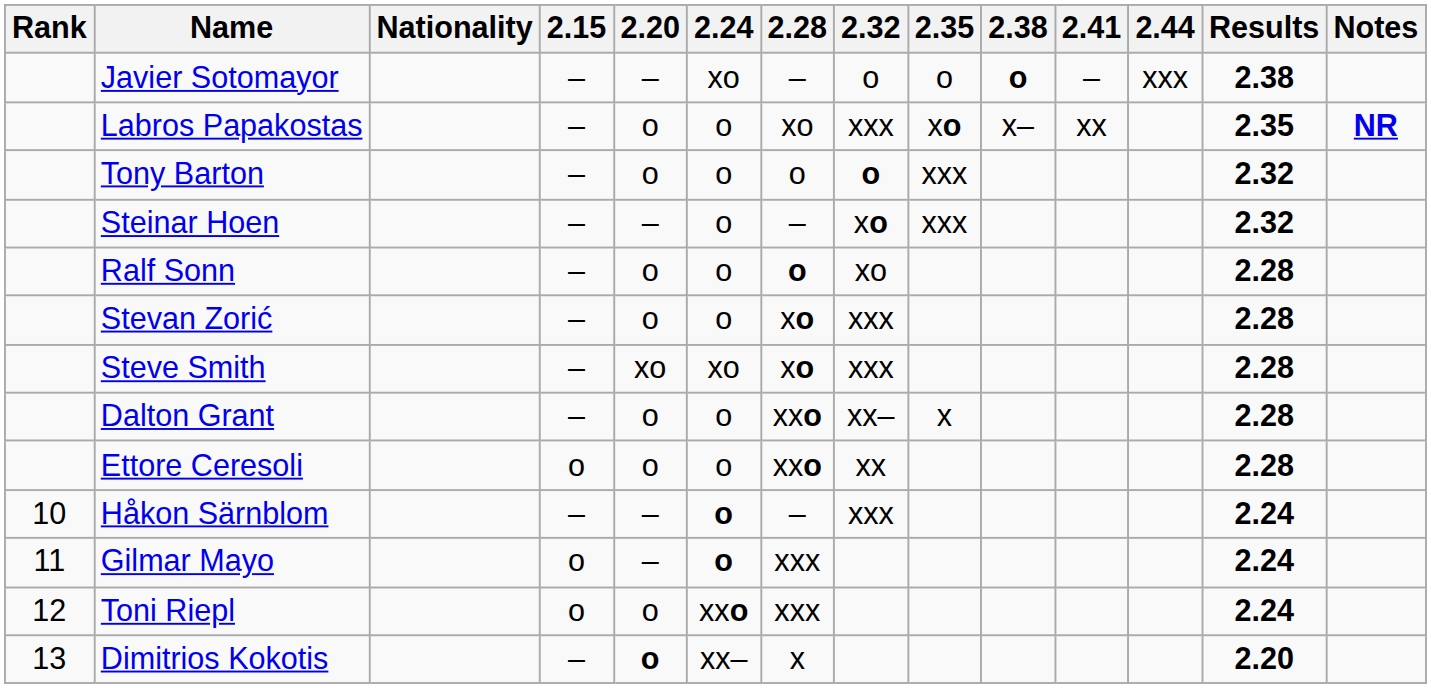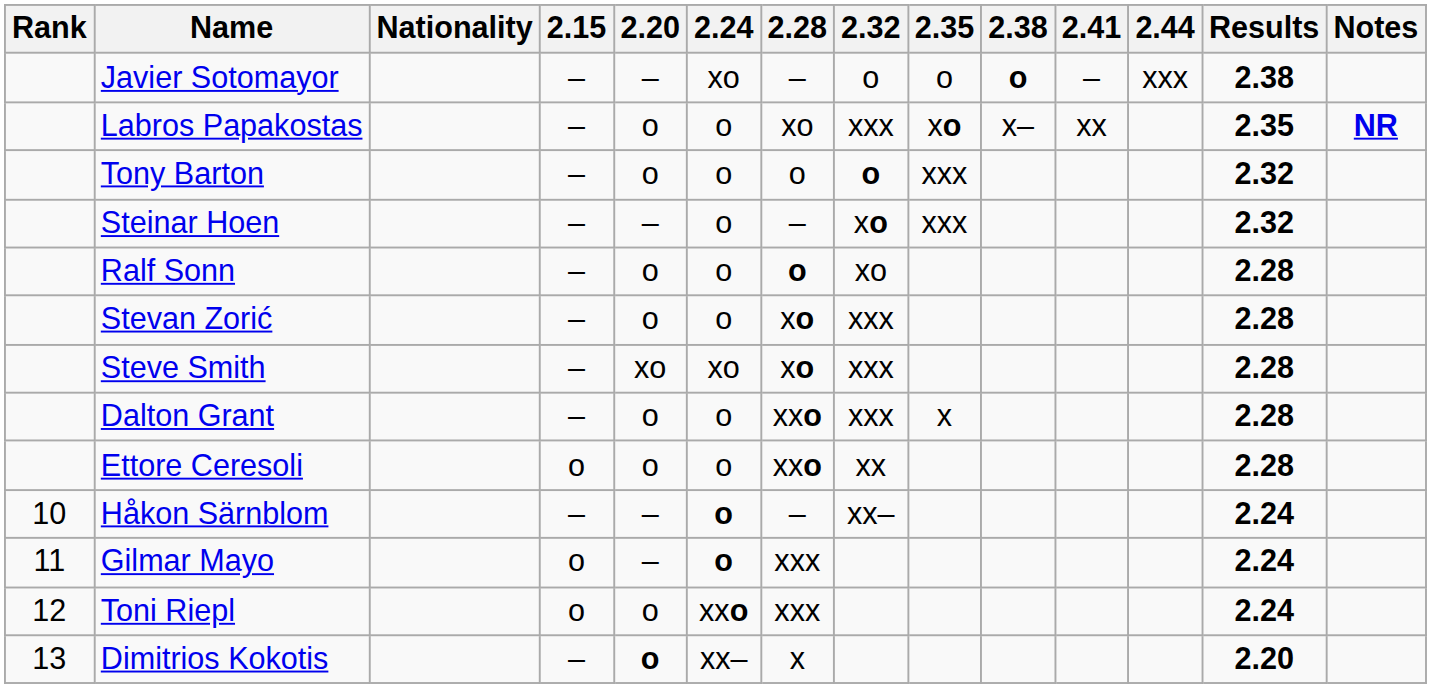(871, 416) xx– -> (871, 416) xxx
(871, 513) xxx -> (871, 513) xx–
